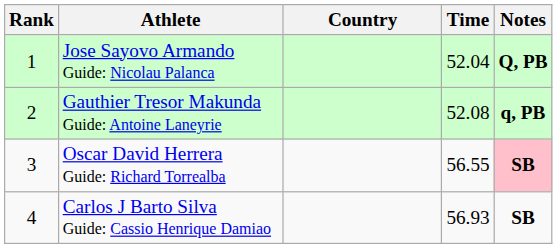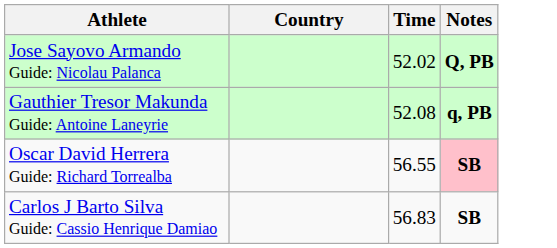- column: (31, 19)
(468, 60) 52.04 -> (414, 60) 52.02
(468, 217) 56.93 -> (414, 217) 56.83
